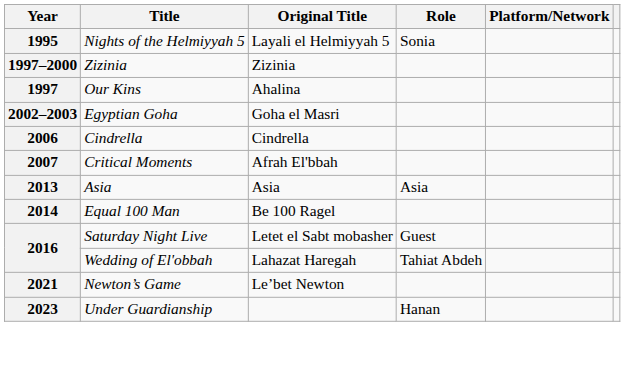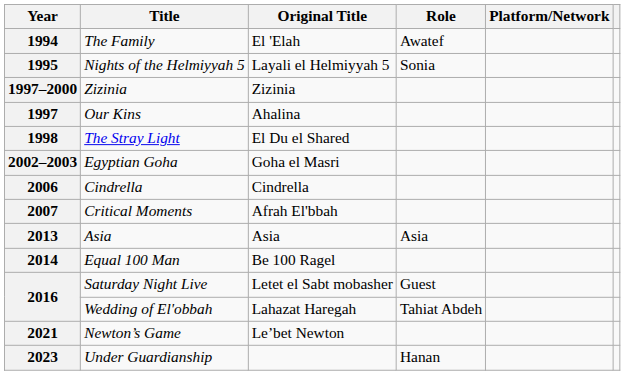+ row: (43, 41)
+ row: (43, 138)
